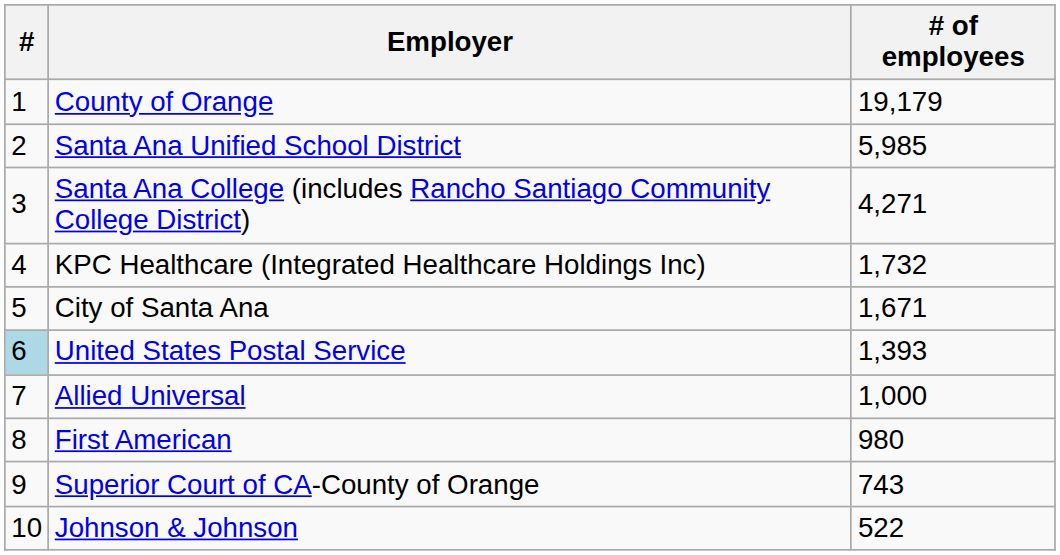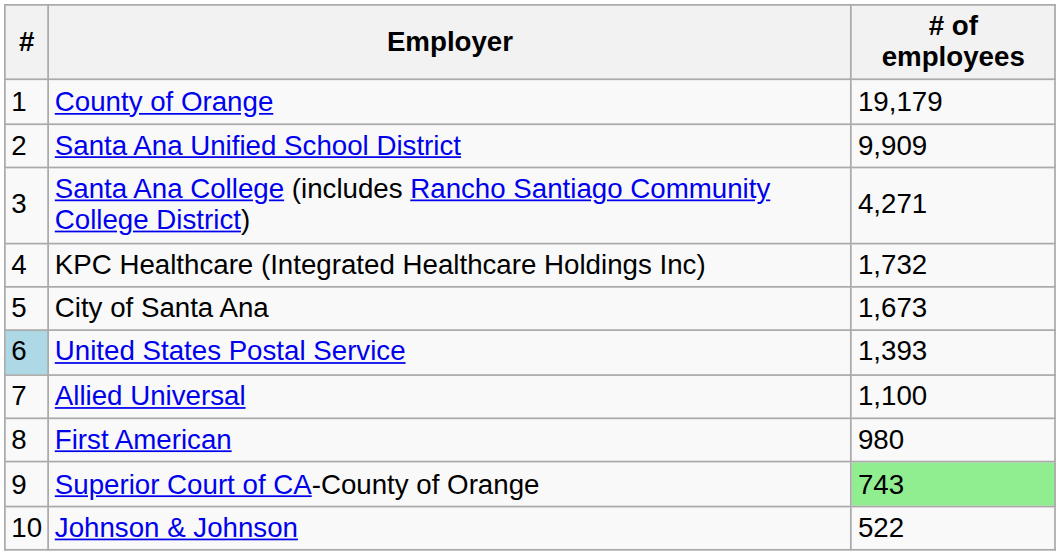(893, 145) 5,985 -> (893, 145) 9,909
(893, 308) 1,671 -> (893, 308) 1,673
(893, 396) 1,000 -> (893, 396) 1,100
(881, 483) no background -> (881, 483) lightgreen background
